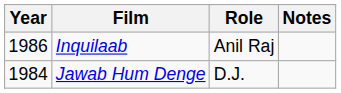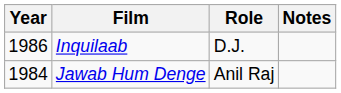(244, 46) Anil Raj -> (229, 46) D.J.
(229, 74) D.J. -> (244, 74) Anil Raj
